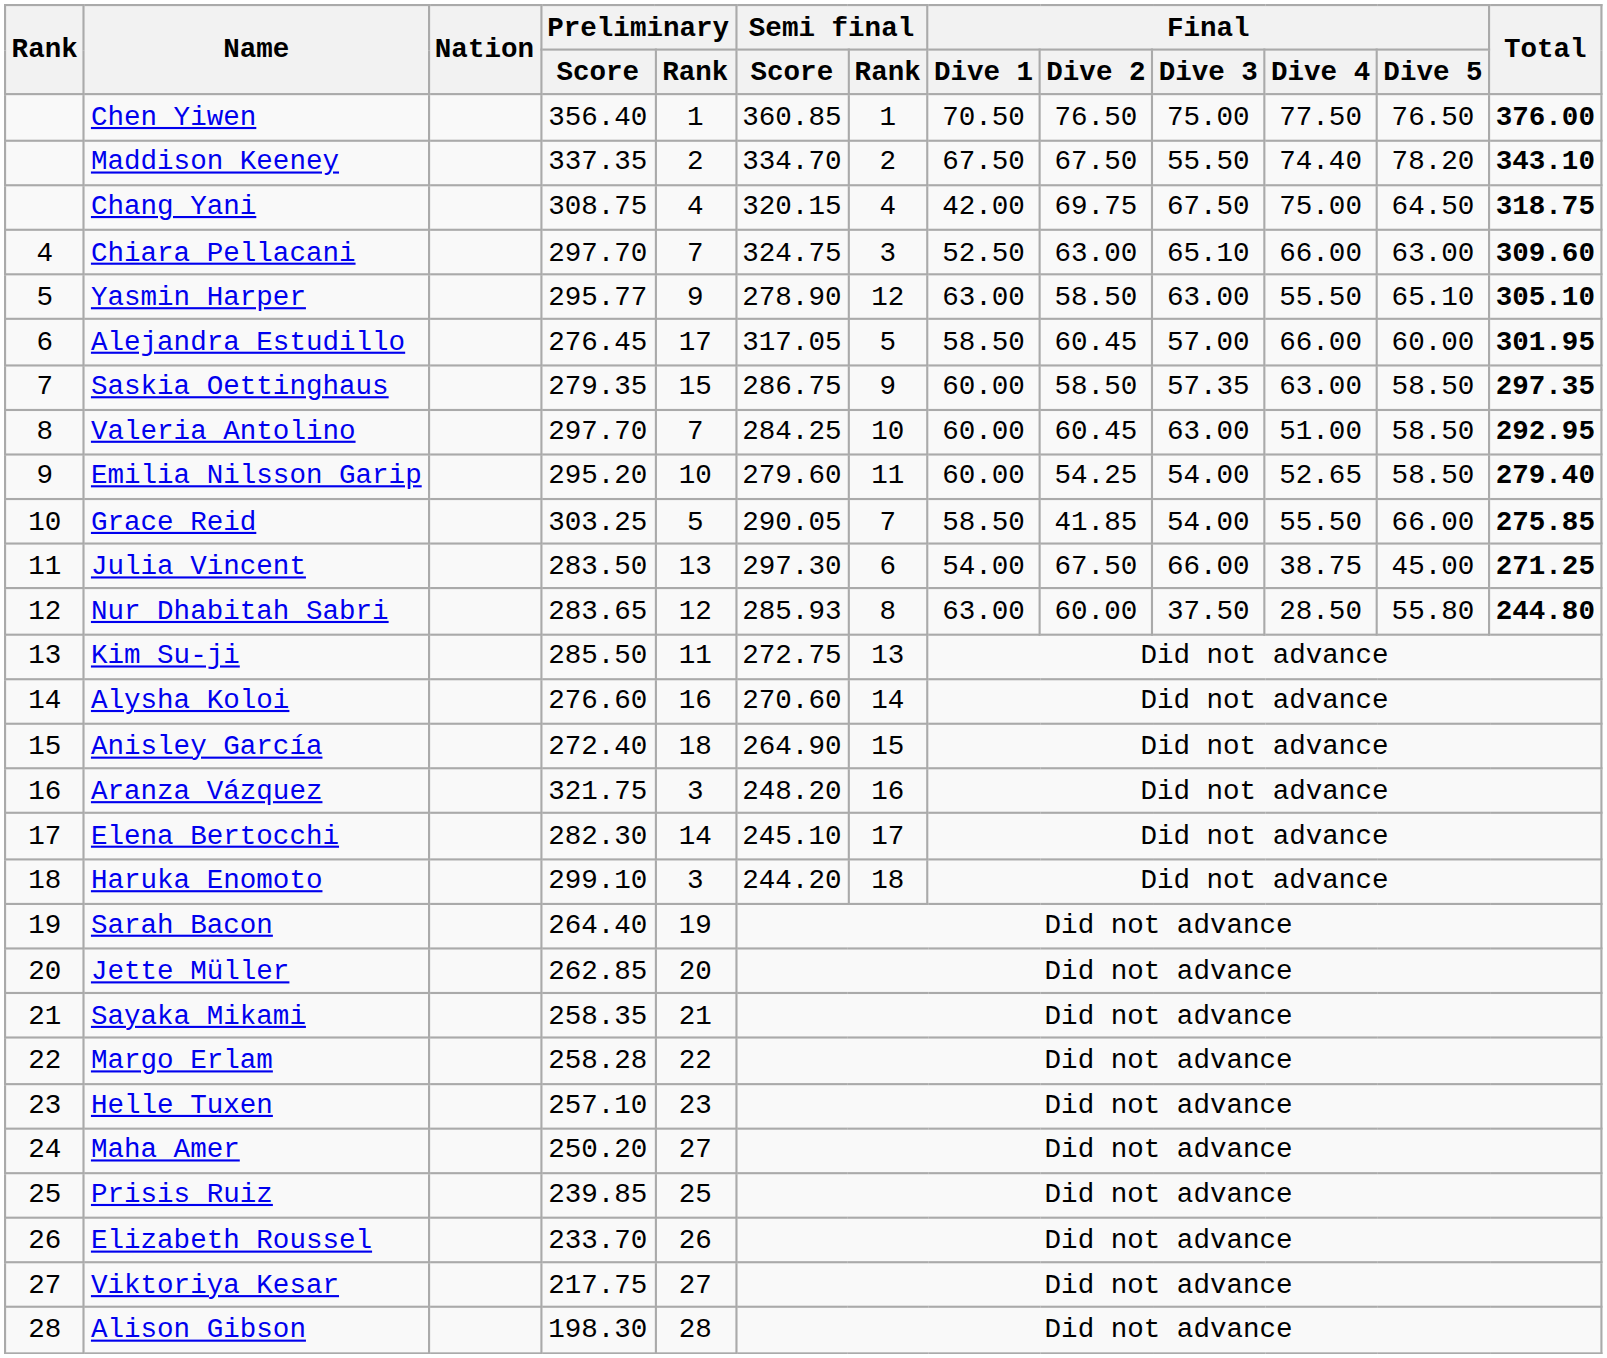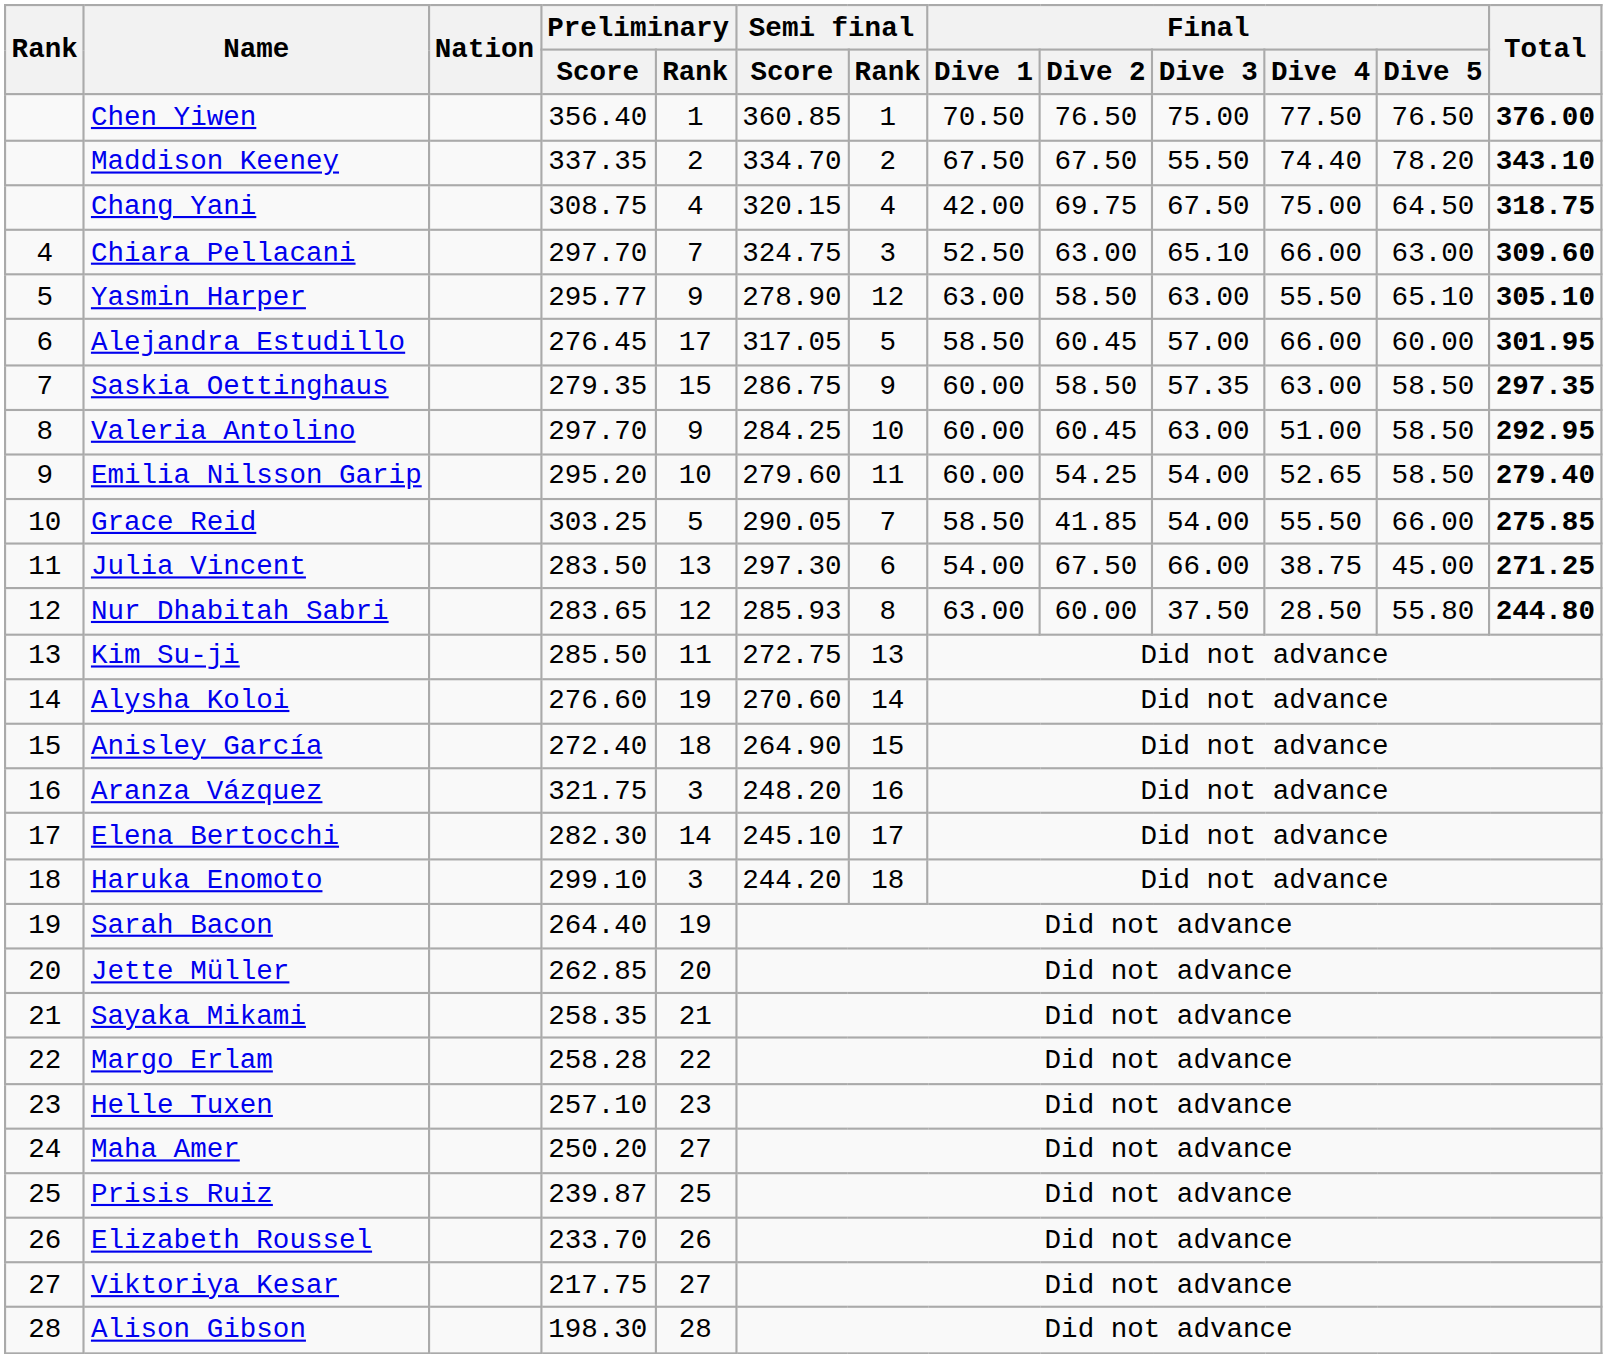(695, 432) 7 -> (695, 432) 9
(695, 701) 16 -> (695, 701) 19
(598, 1195) 239.85 -> (598, 1195) 239.87
